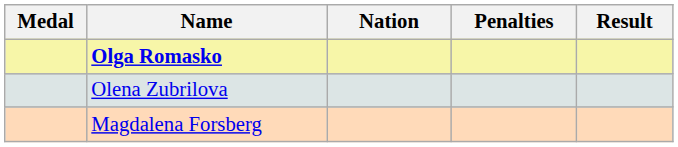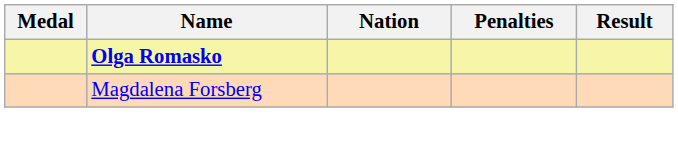- row: (159, 90)
